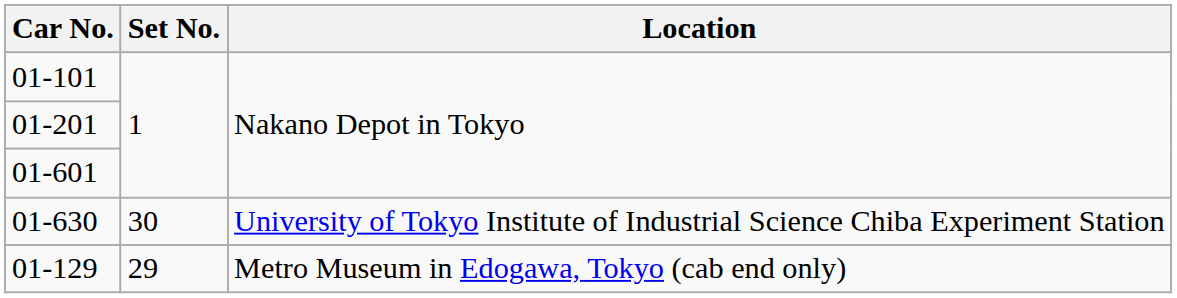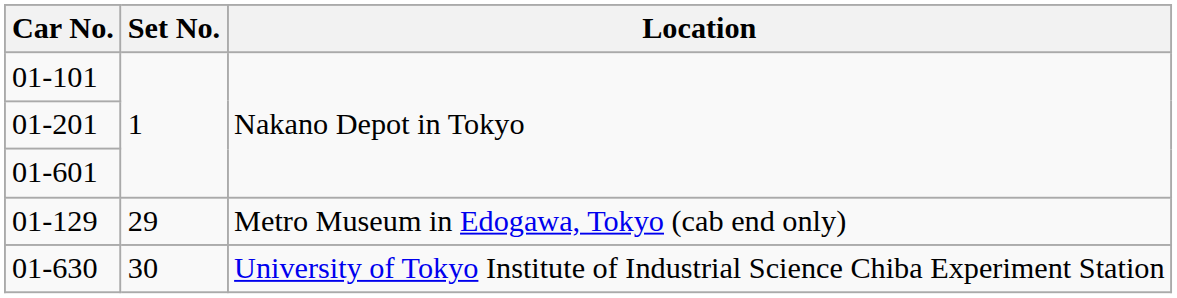rows swapped: (55, 268) <-> (55, 220)
